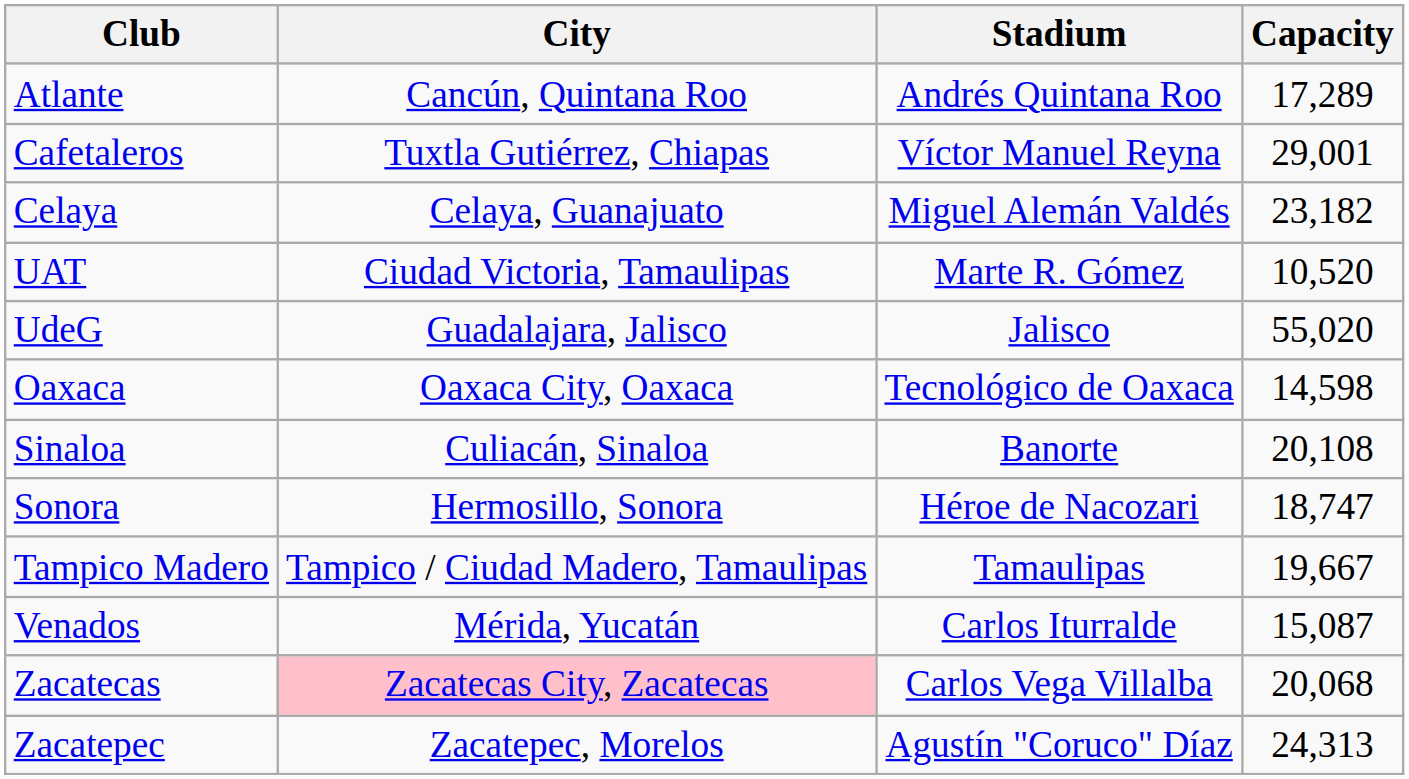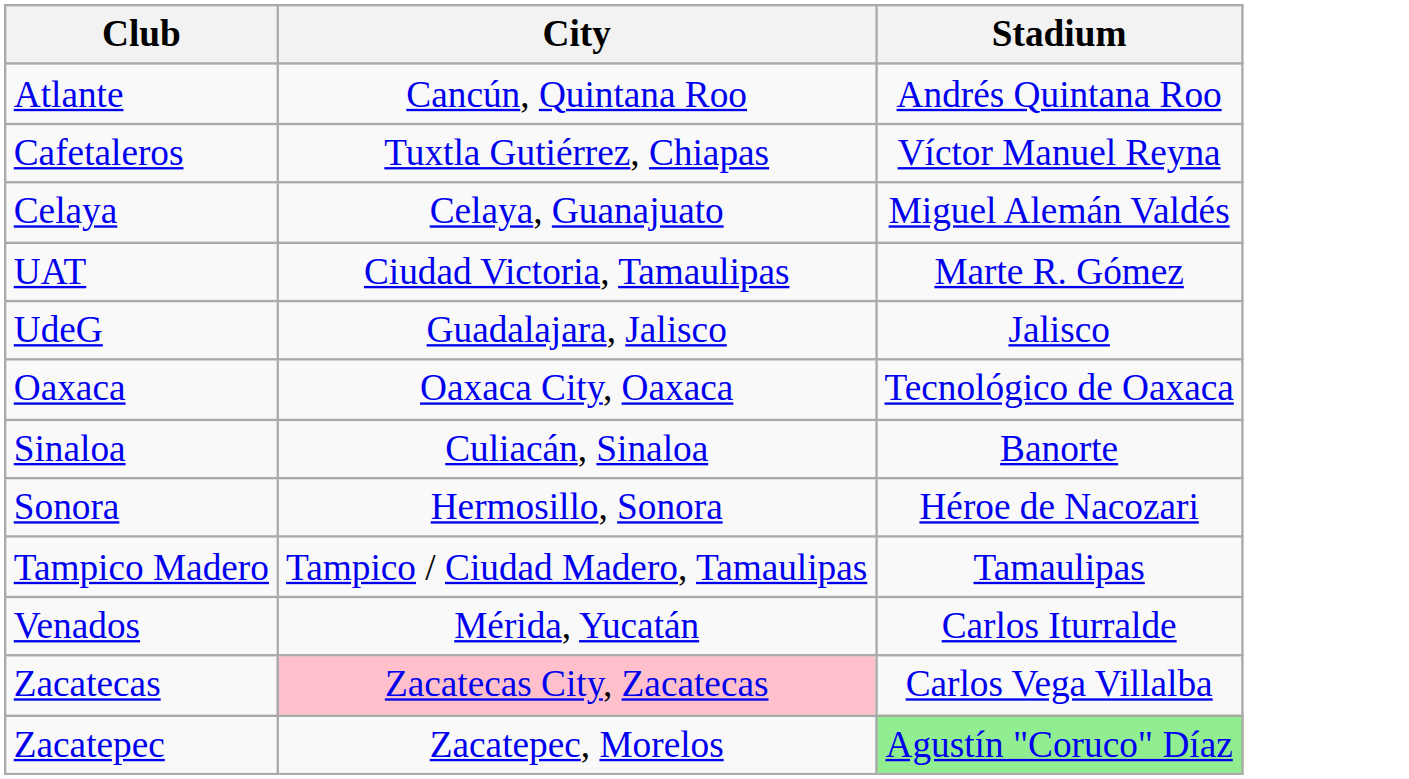- column: (1322, 34)
(1059, 743) no background -> (1059, 743) lightgreen background
